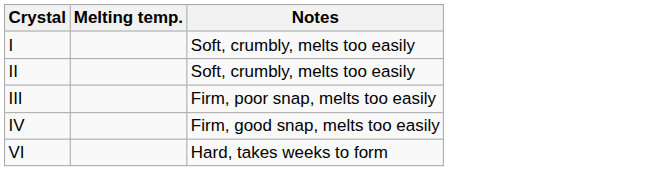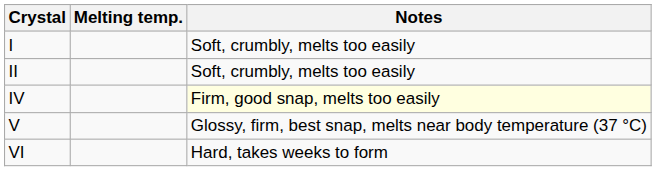- row: (16, 98)
(315, 125) no background -> (315, 98) lightyellow background
+ row: (14, 125)
